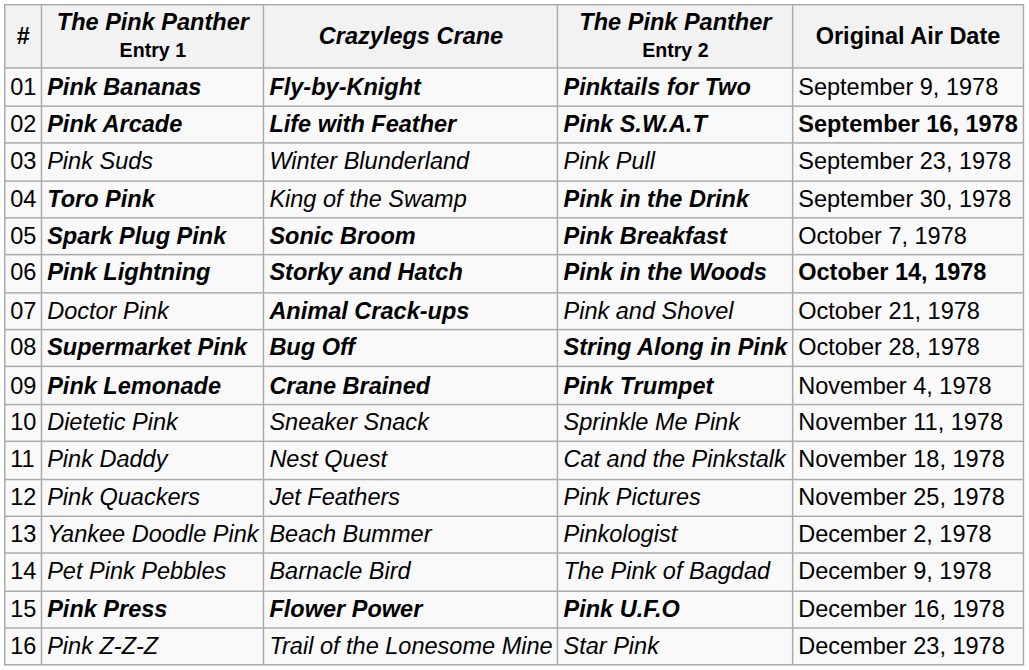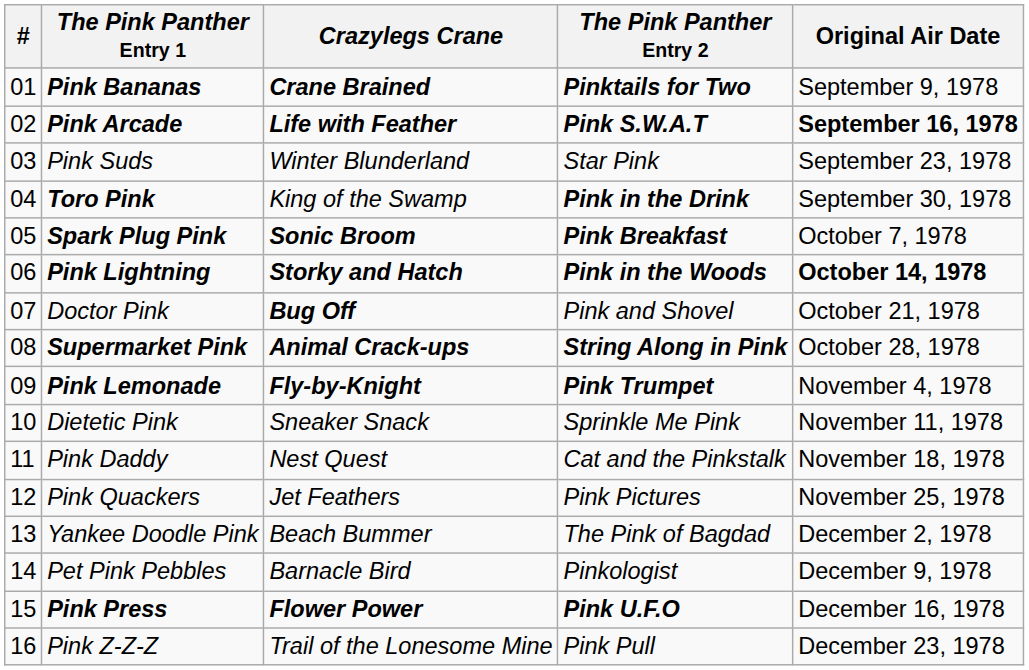(345, 86) Fly-by-Knight -> (350, 86) Crane Brained
(609, 161) Pink Pull -> (611, 161) Star Pink
(369, 310) Animal Crack-ups -> (312, 310) Bug Off
(312, 348) Bug Off -> (369, 348) Animal Crack-ups
(350, 385) Crane Brained -> (345, 385) Fly-by-Knight
(620, 534) Pinkologist -> (667, 534) The Pink of Bagdad
(667, 571) The Pink of Bagdad -> (620, 571) Pinkologist
(611, 646) Star Pink -> (609, 646) Pink Pull
